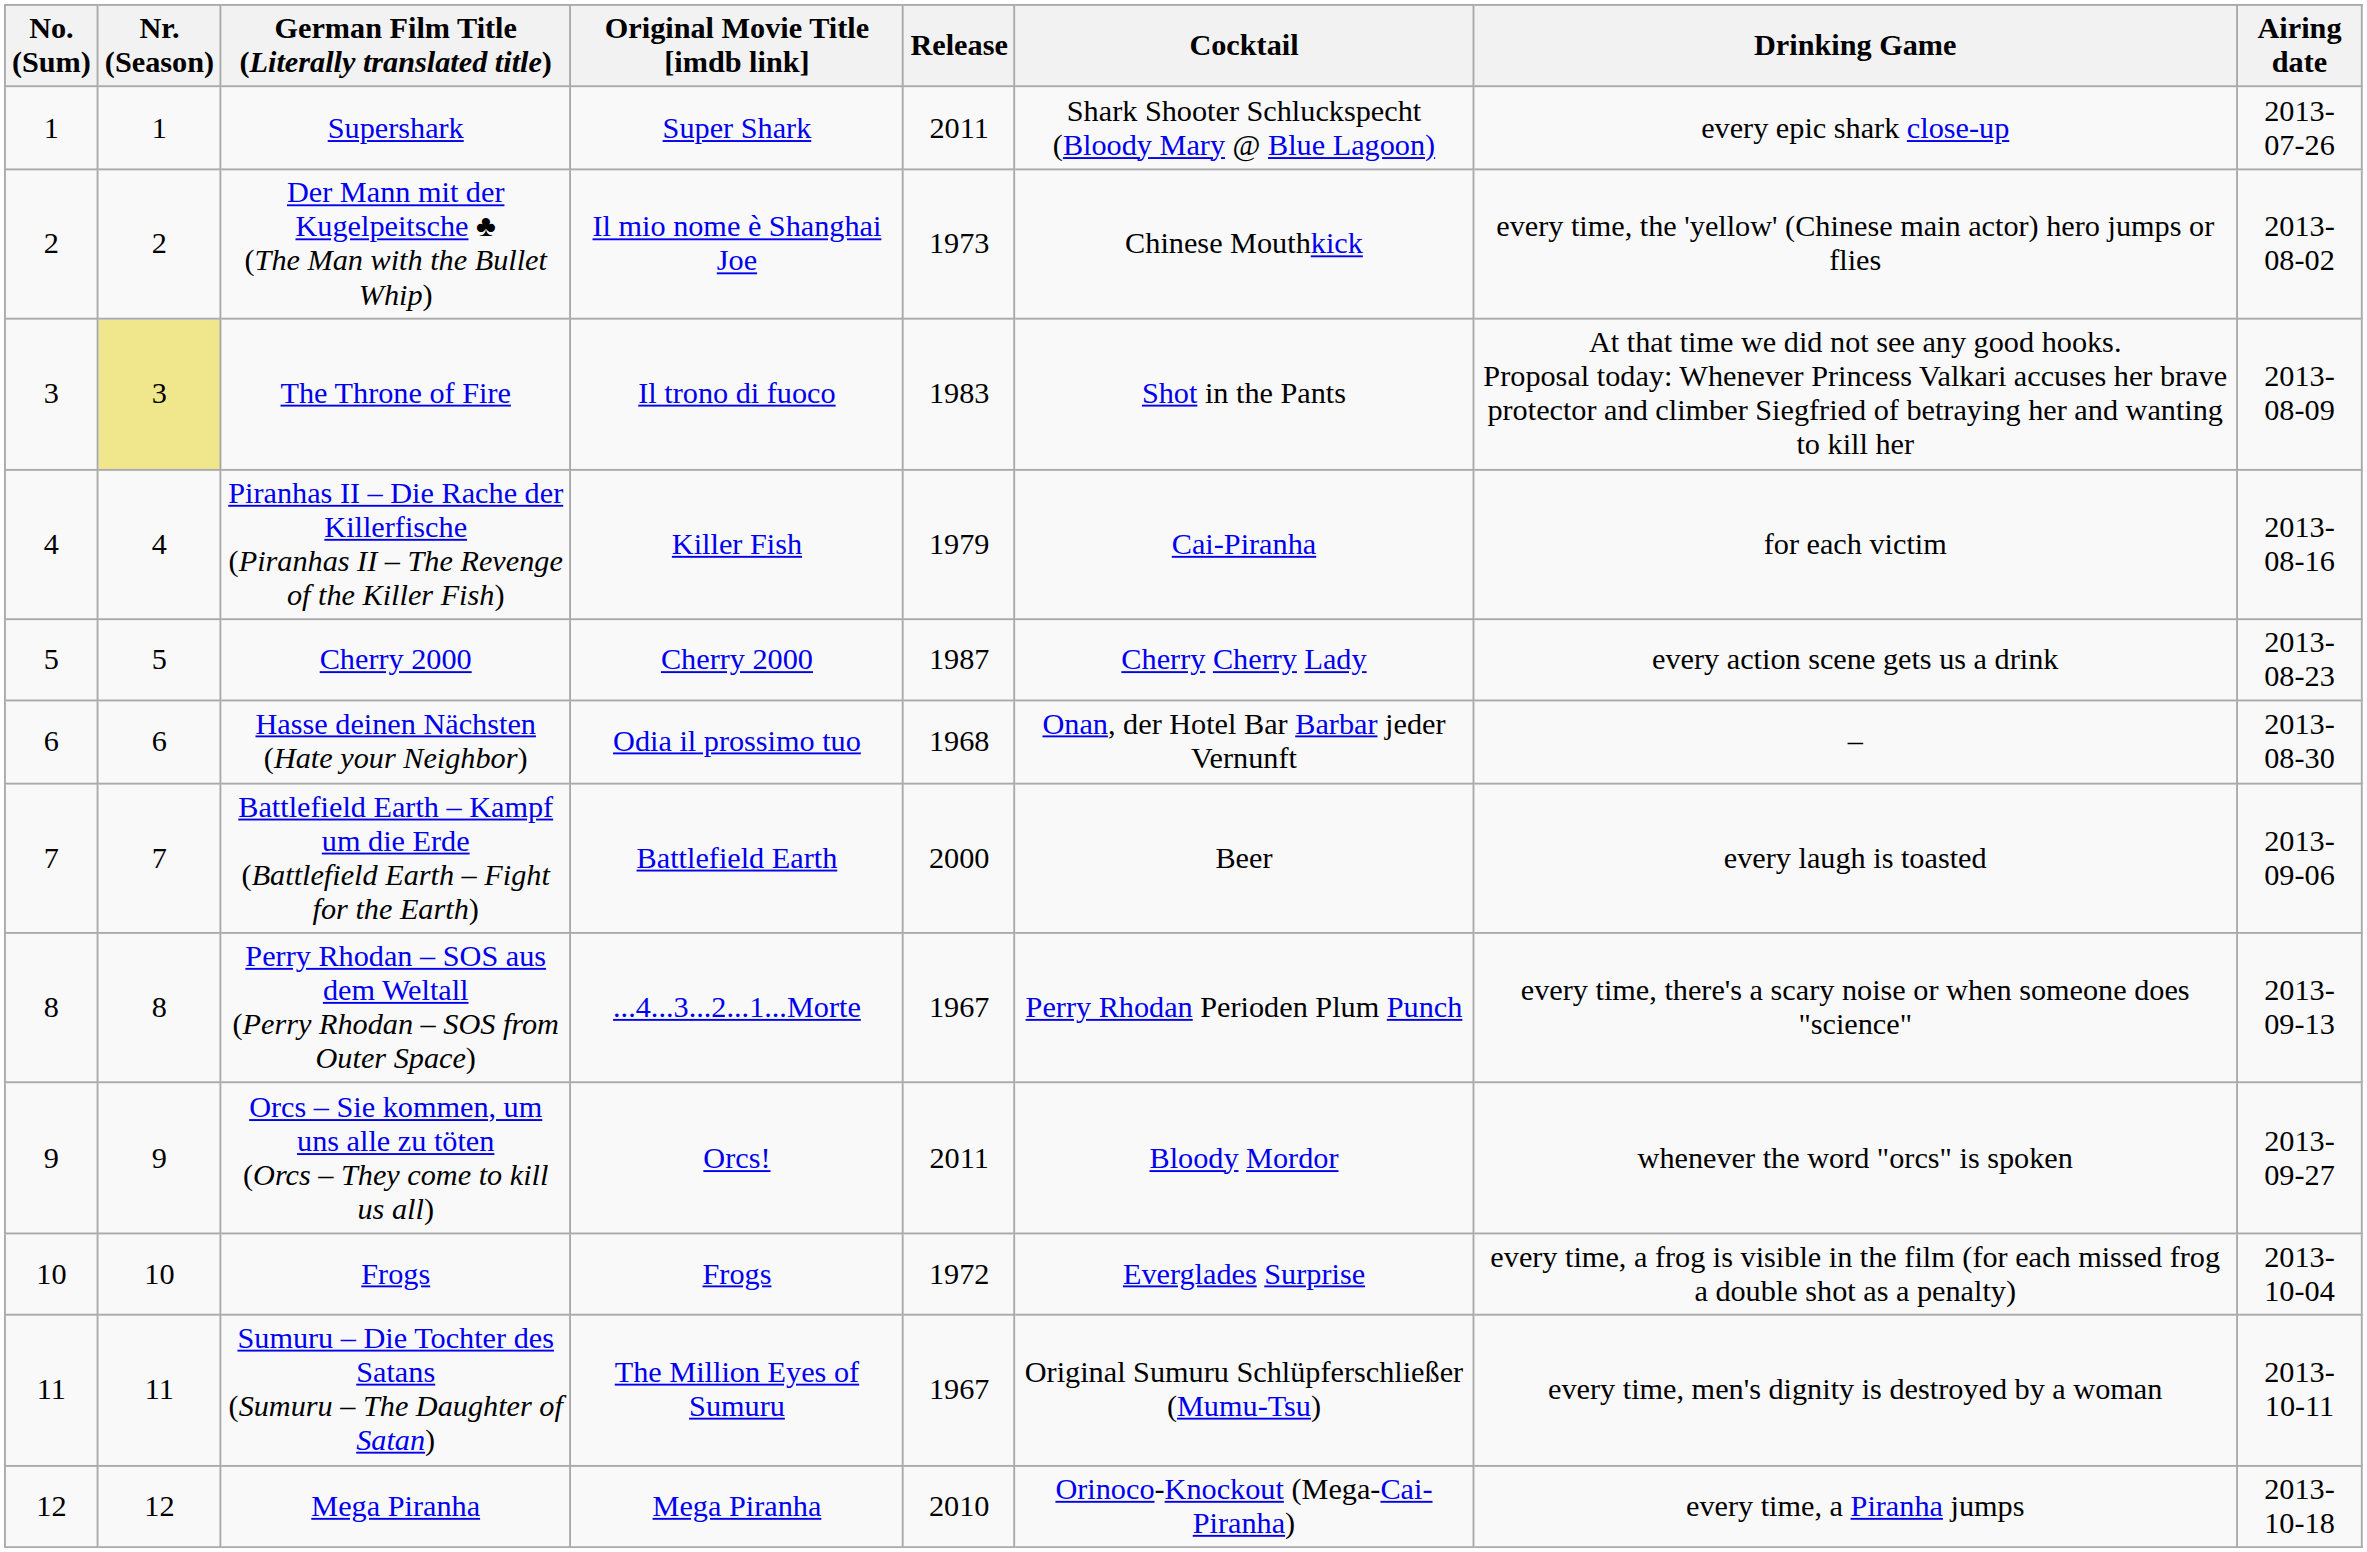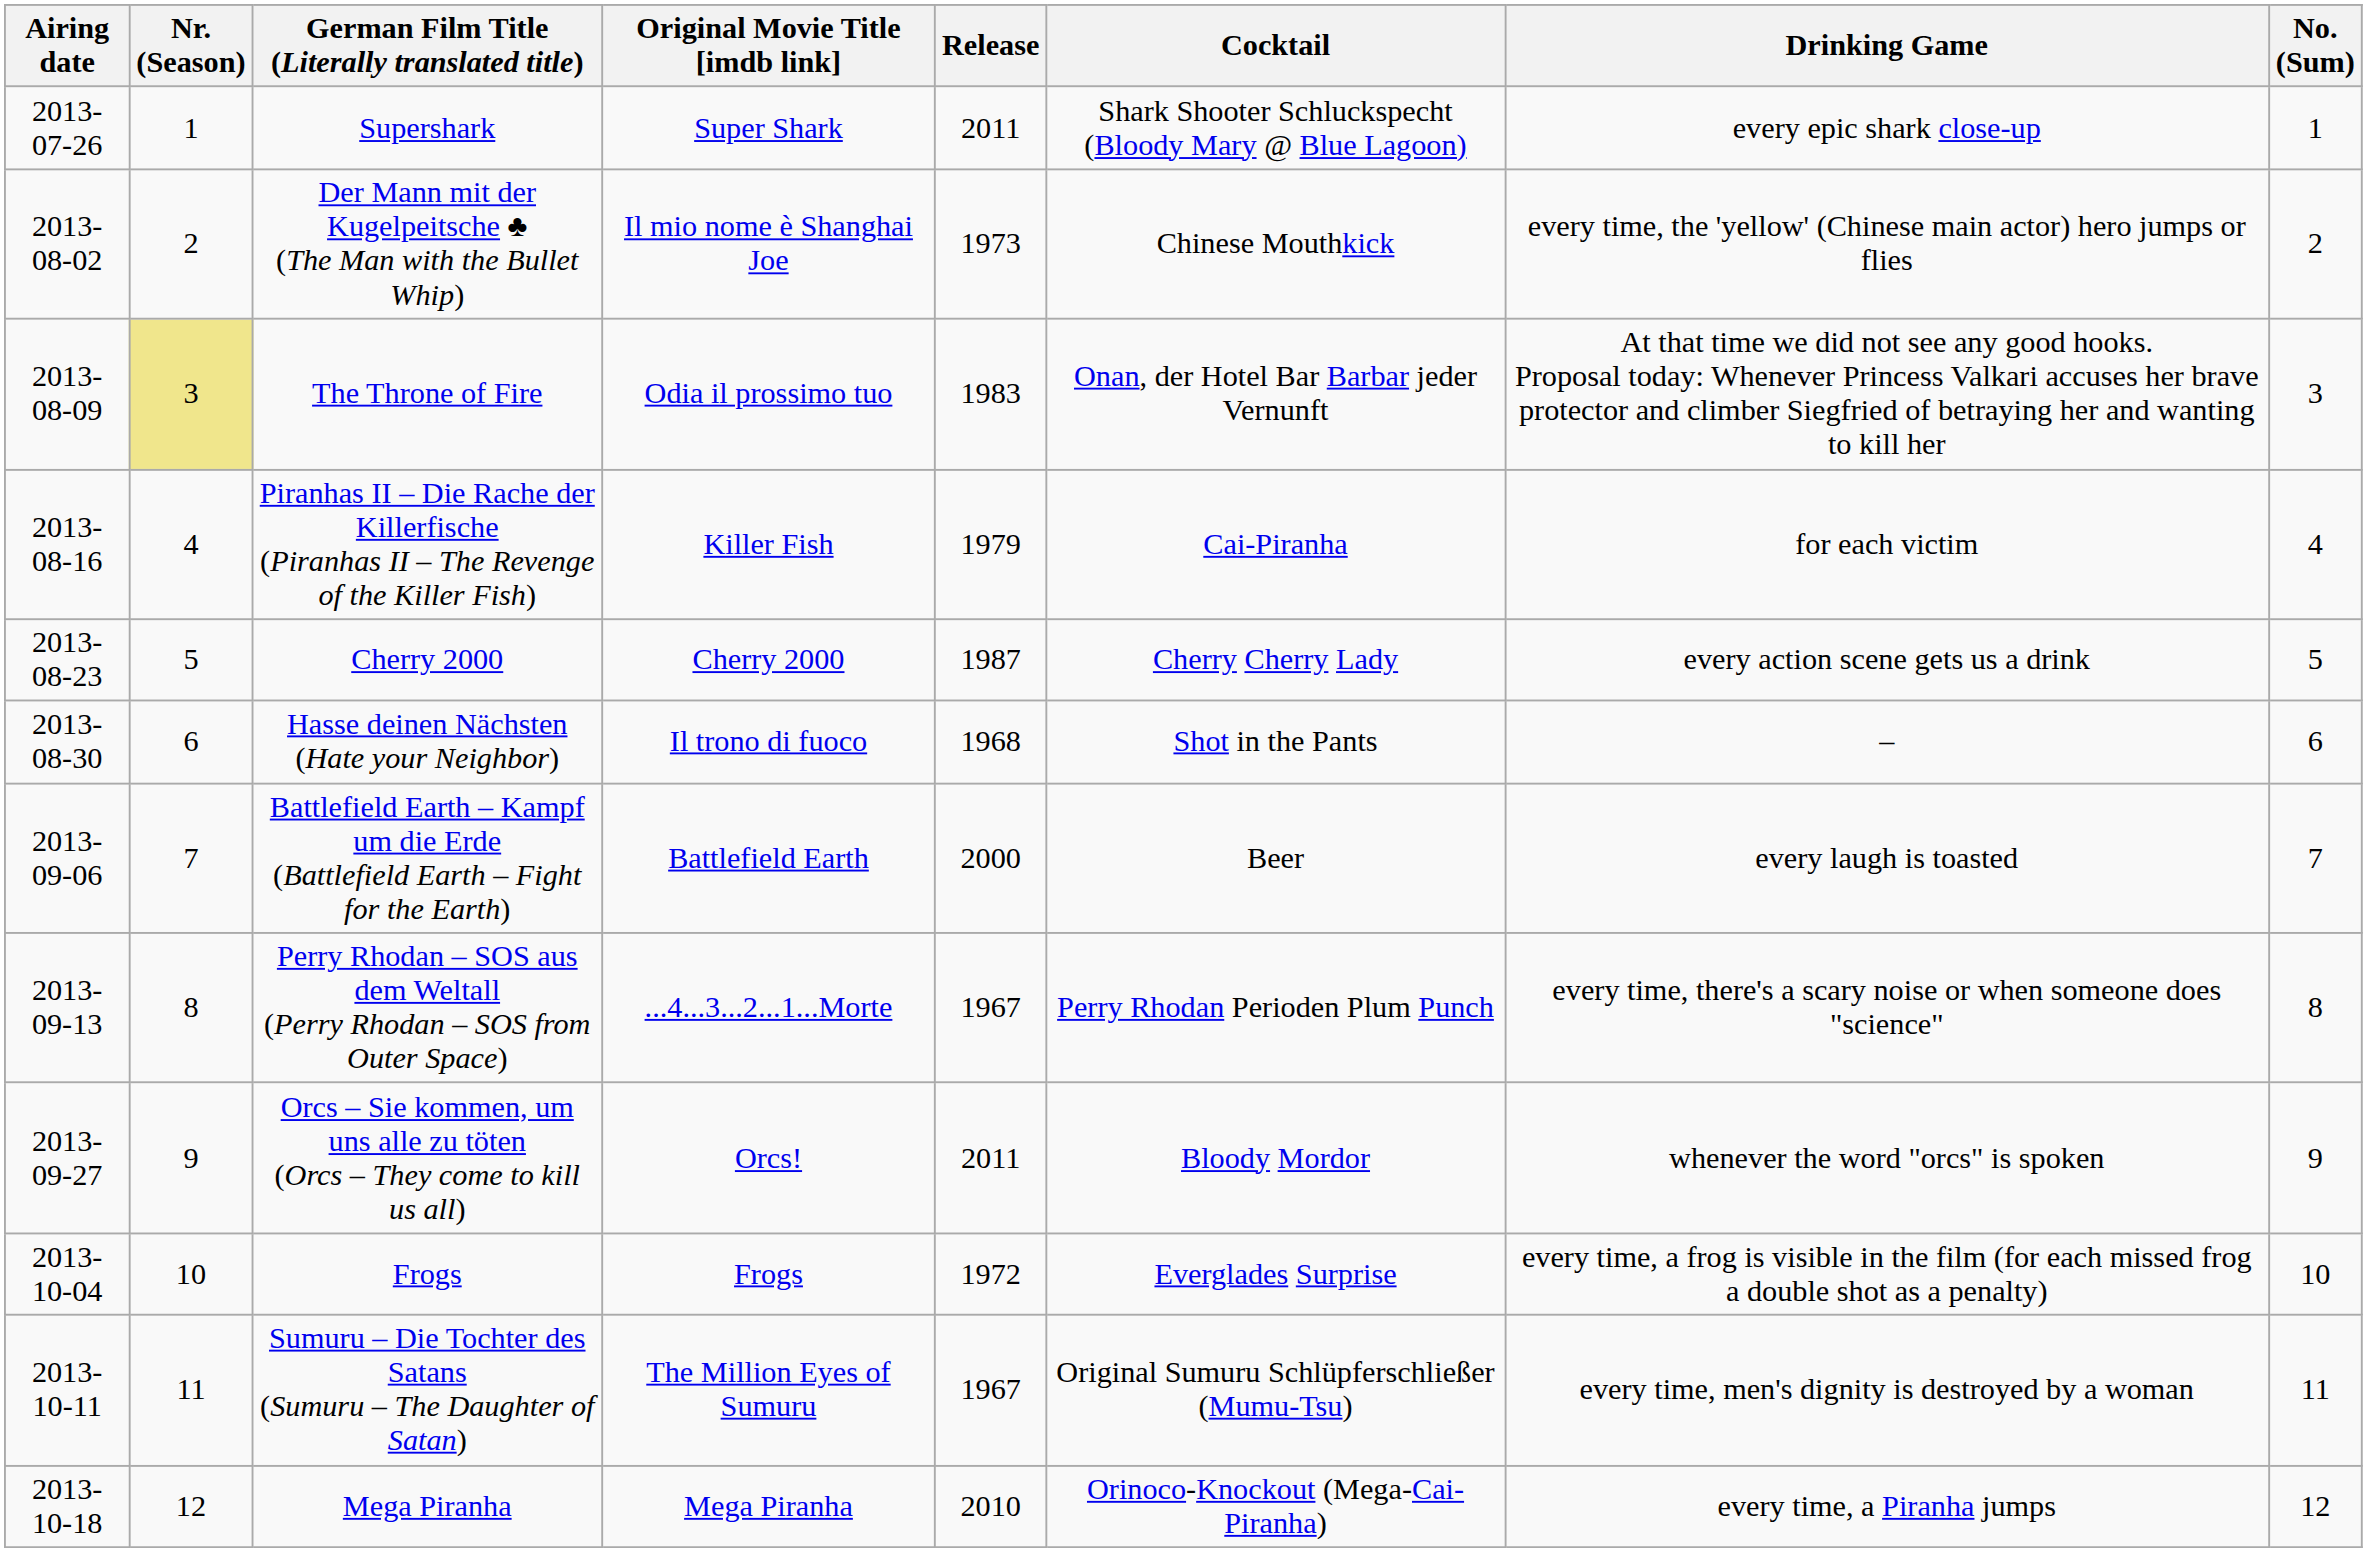columns swapped: (51, 45) <-> (2300, 45)
(737, 393) Il trono di fuoco -> (768, 393) Odia il prossimo tuo
(1244, 393) Shot in the Pants -> (1276, 393) Onan, der Hotel Bar Barbar jeder Vernunft
(737, 741) Odia il prossimo tuo -> (768, 741) Il trono di fuoco
(1244, 741) Onan, der Hotel Bar Barbar jeder Vernunft -> (1276, 741) Shot in the Pants
